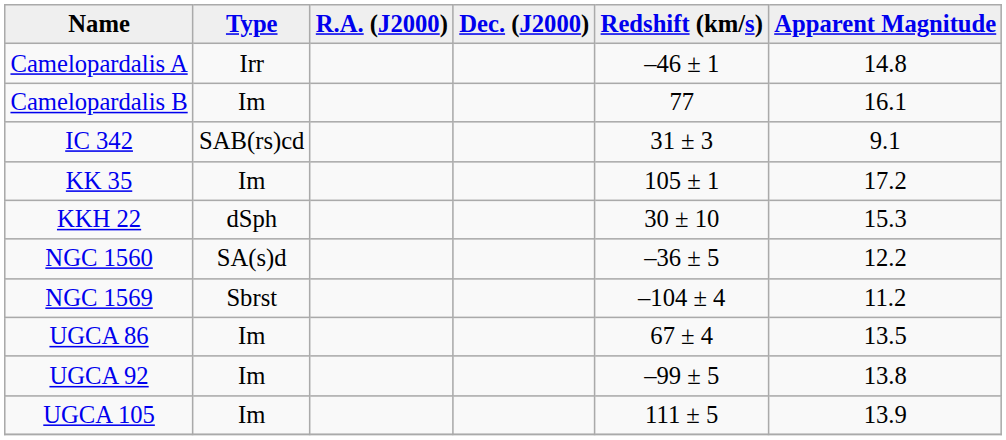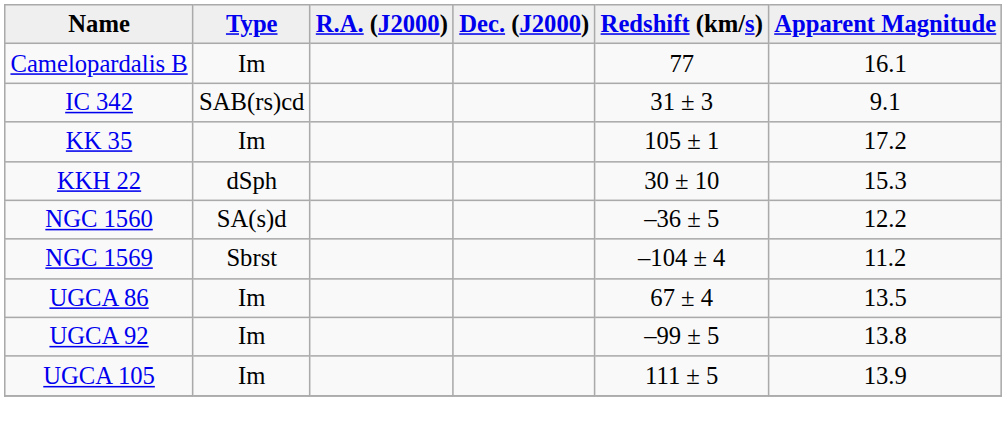- row: (99, 63)
